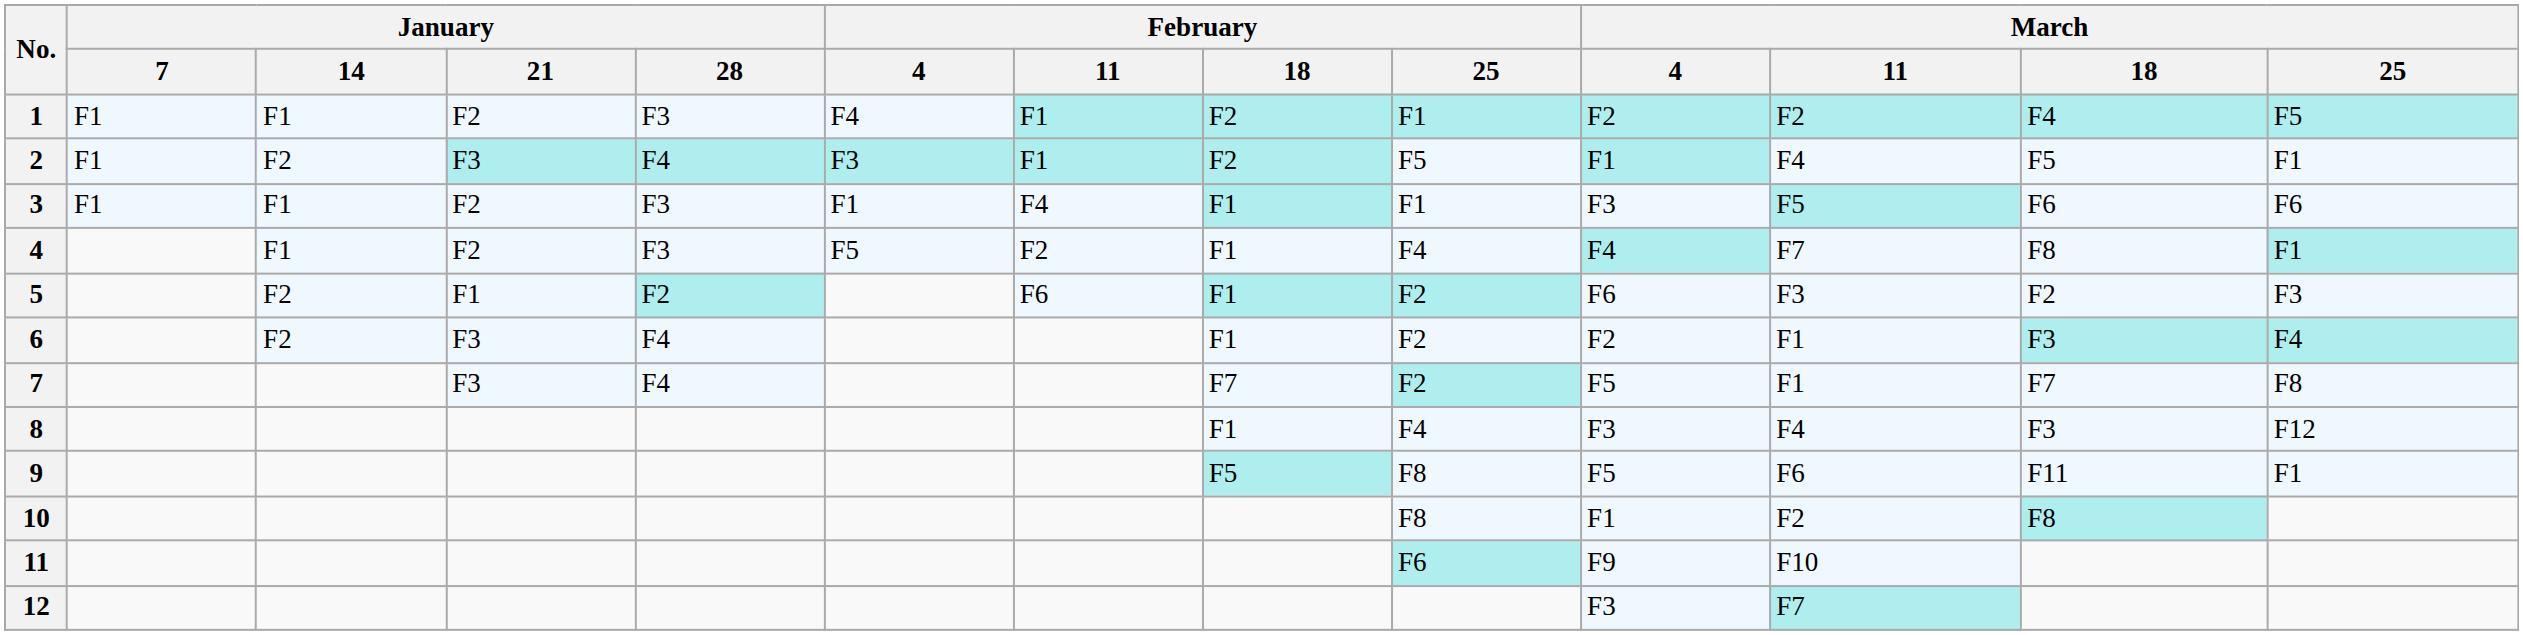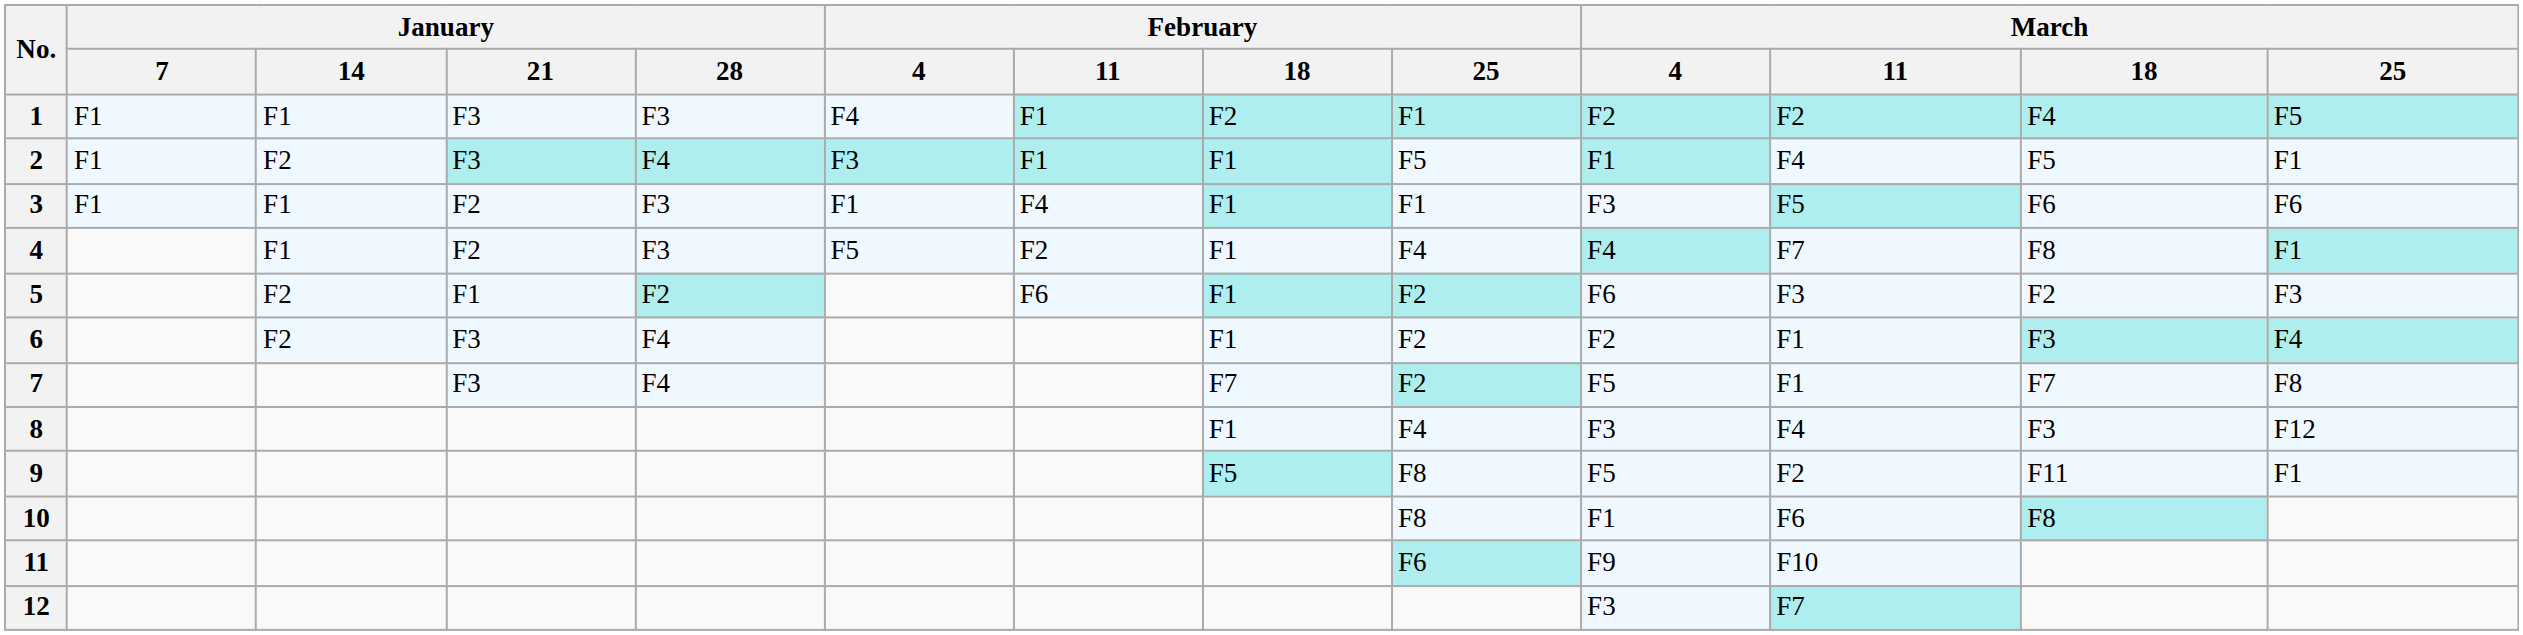(467, 115) F2 -> (467, 115) F3
(1223, 160) F2 -> (1223, 160) F1
(1791, 472) F6 -> (1791, 472) F2
(1791, 517) F2 -> (1791, 517) F6
